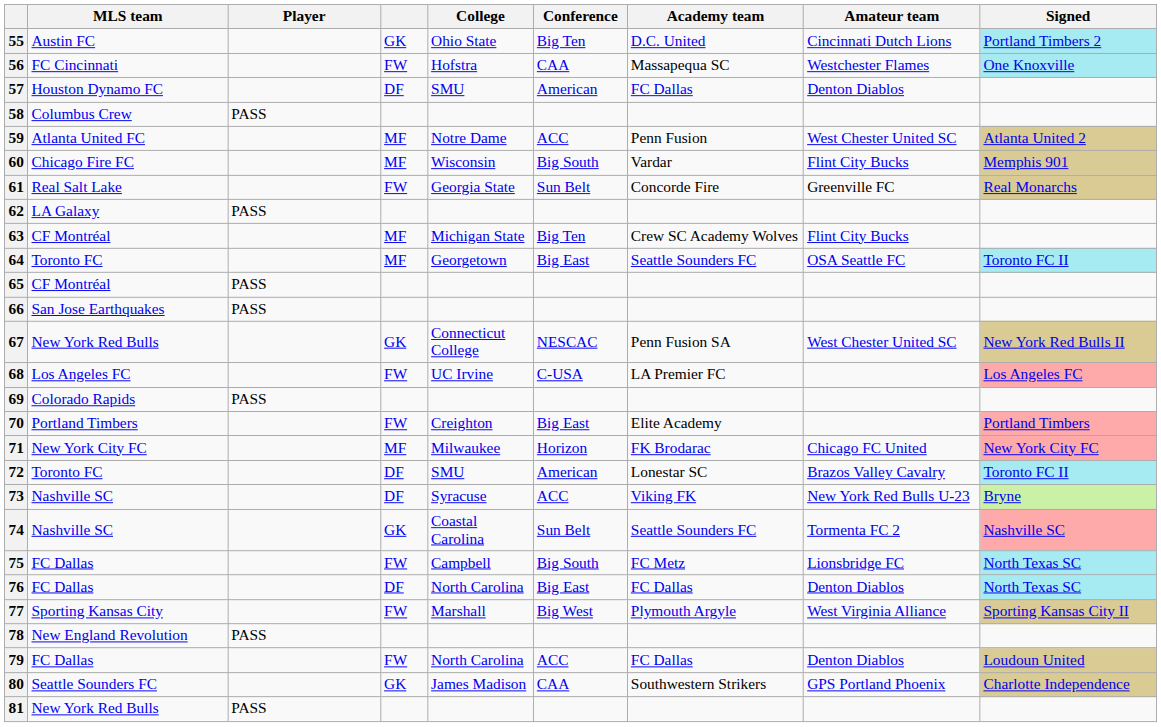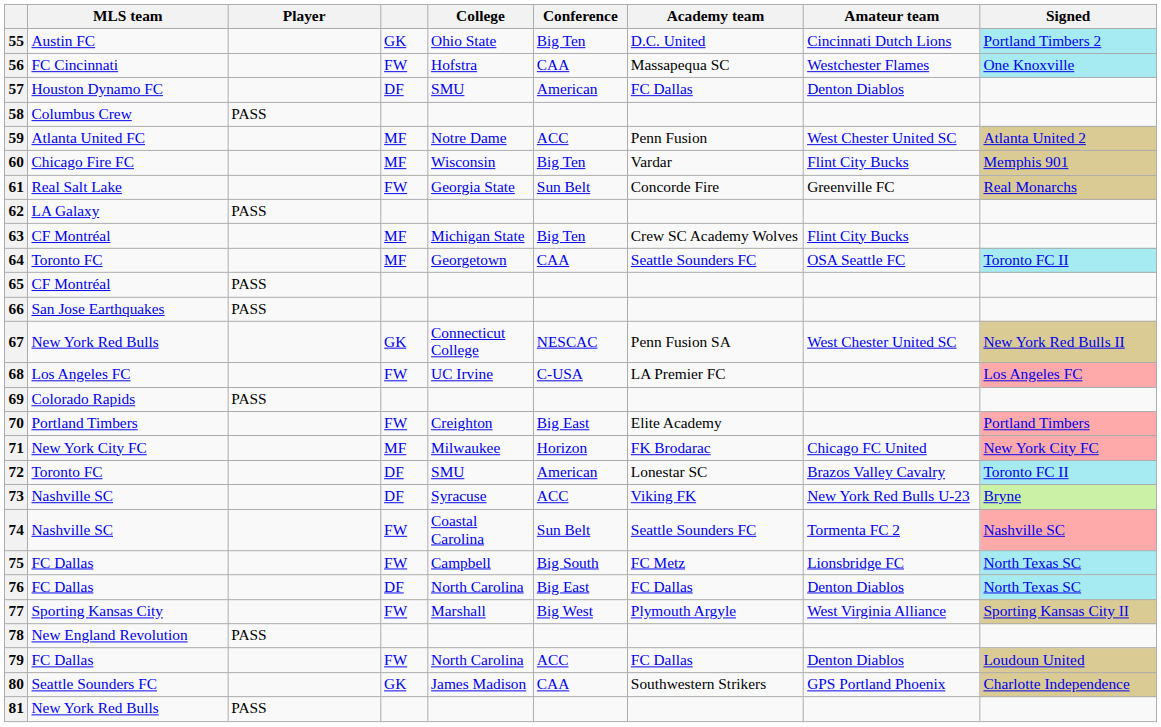(568, 162) Big South -> (561, 162) Big Ten
(563, 260) Big East -> (553, 260) CAA
(395, 529) GK -> (396, 529) FW
